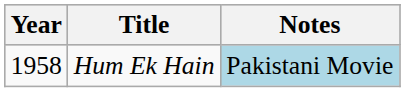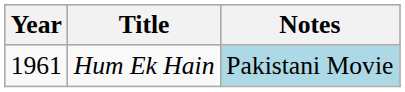(36, 65) 1958 -> (36, 65) 1961
